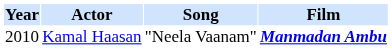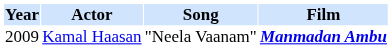(22, 36) 2010 -> (22, 36) 2009
